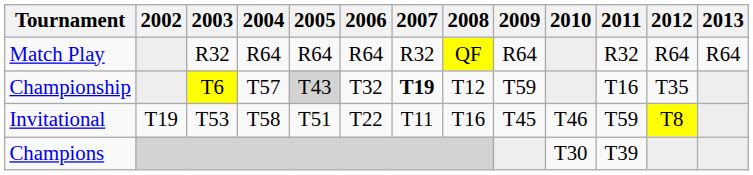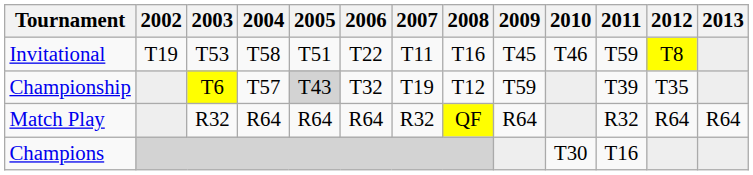rows swapped: (57, 53) <-> (57, 119)
(417, 86) bold -> (417, 86) normal
(621, 86) T16 -> (621, 86) T39
(621, 152) T39 -> (621, 152) T16
